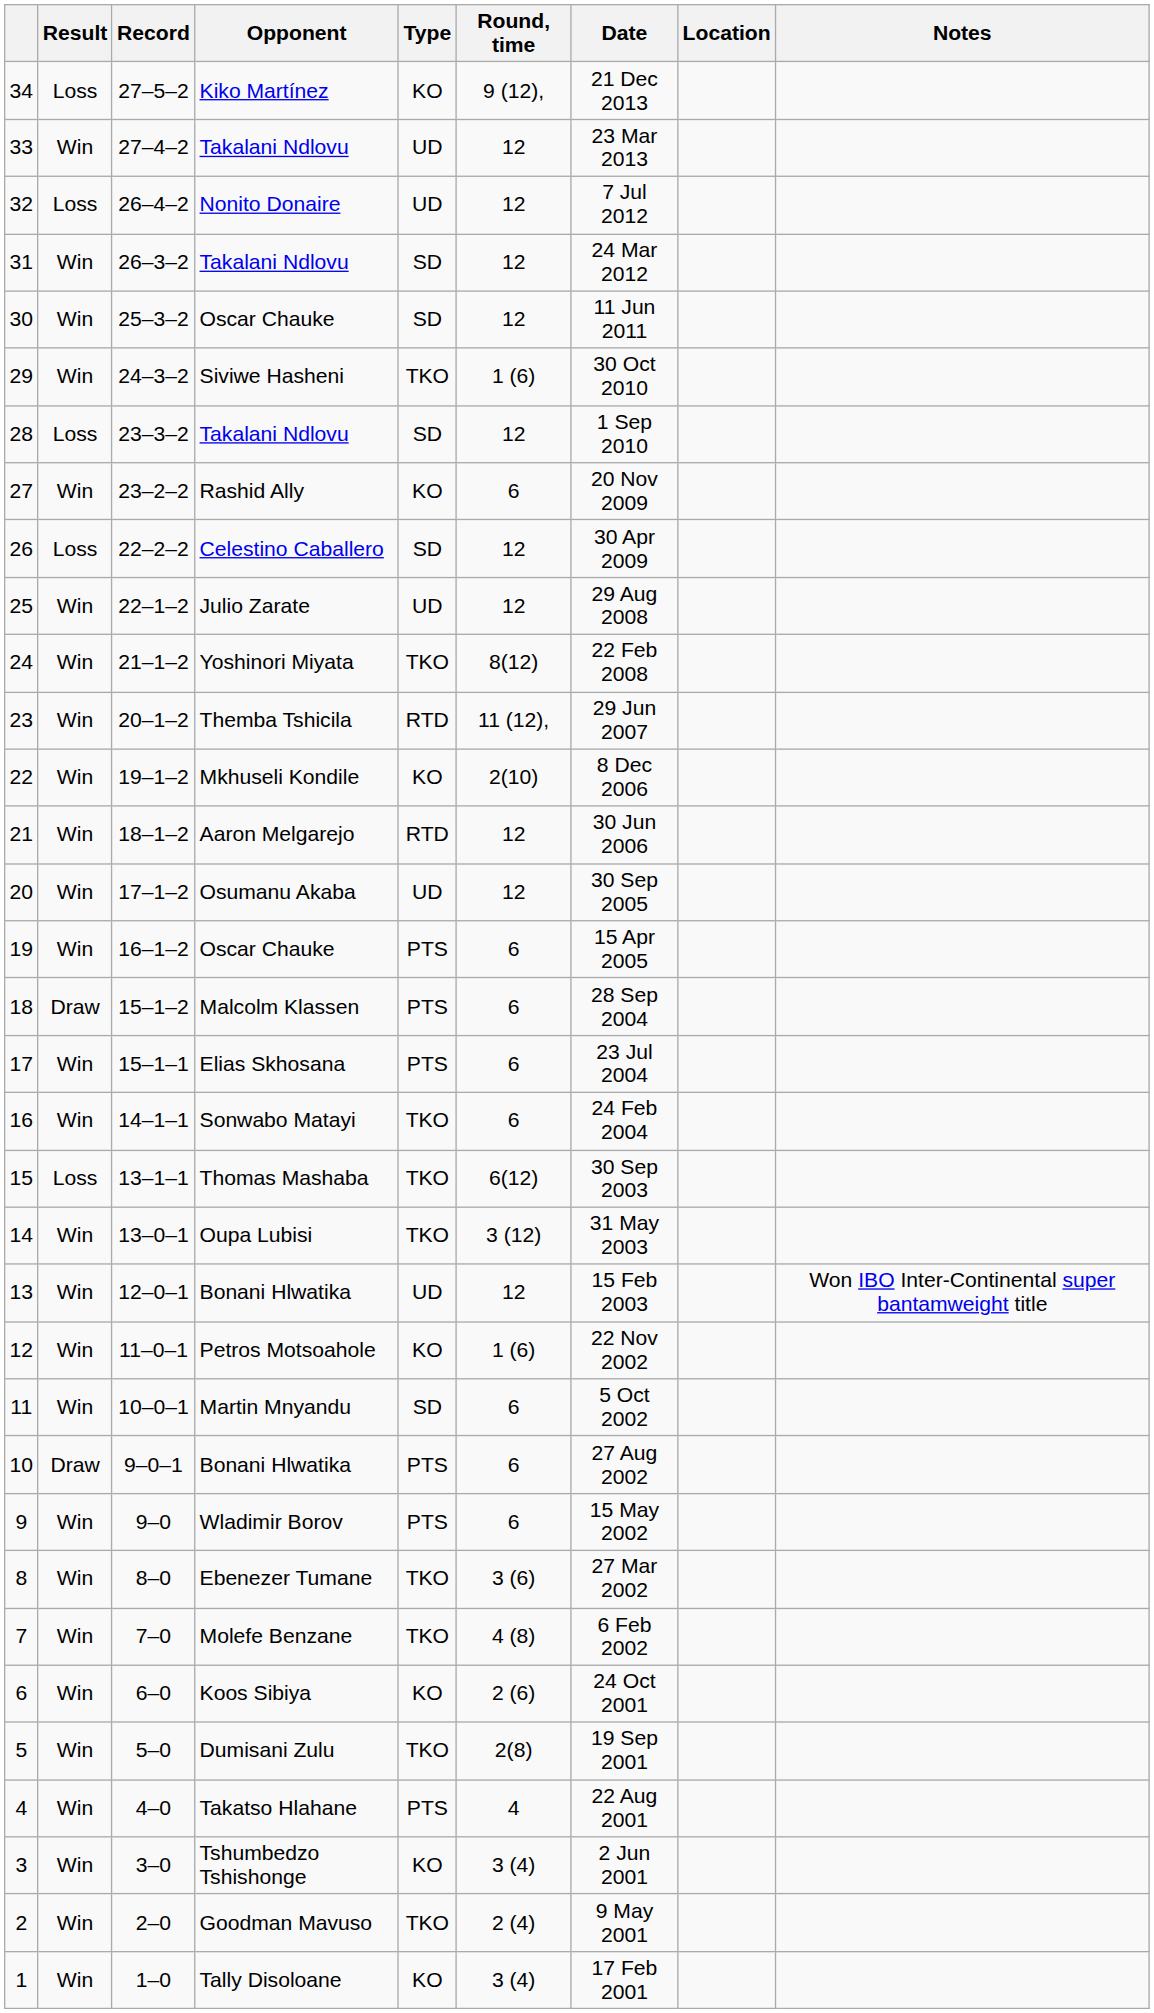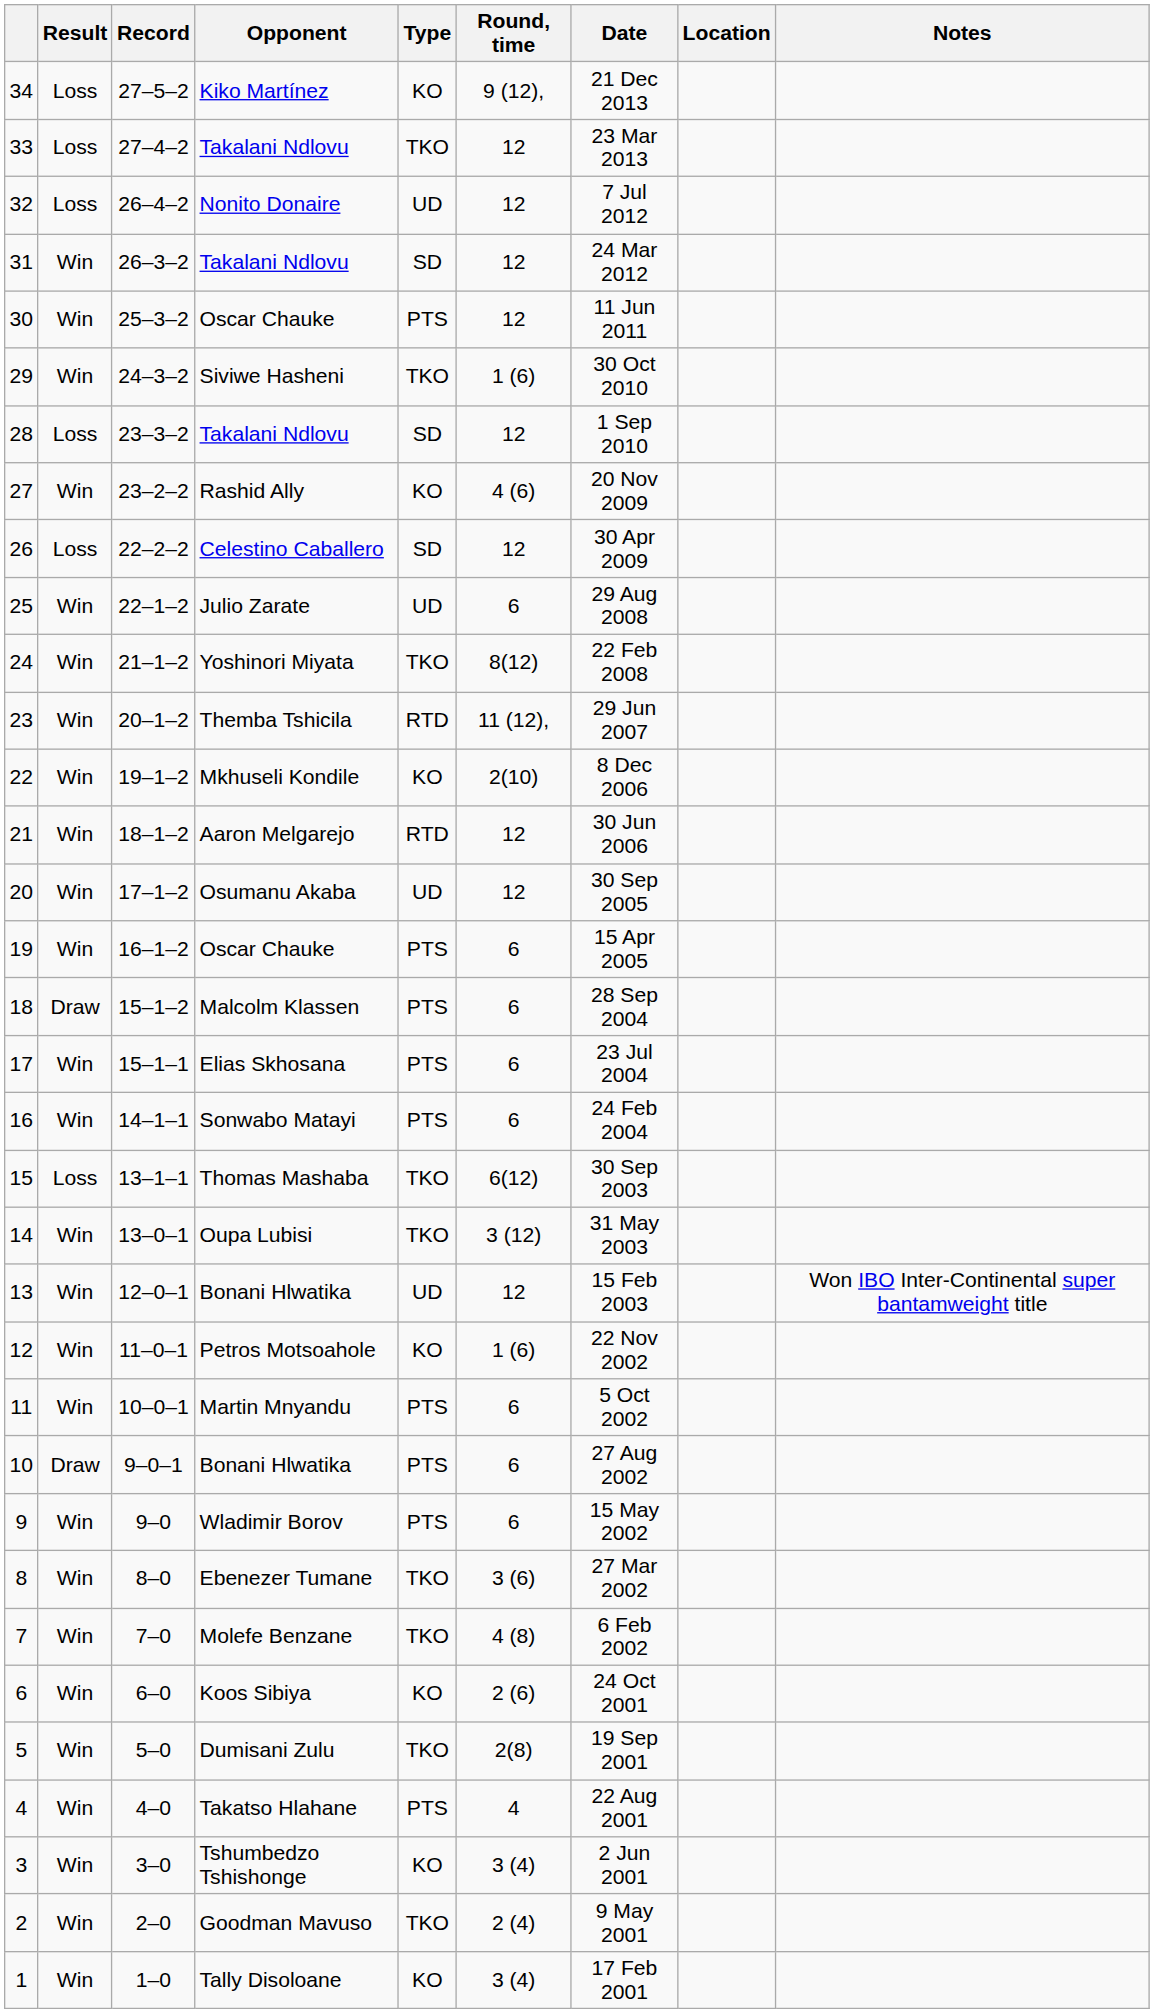(75, 147) Win -> (75, 147) Loss
(427, 147) UD -> (427, 147) TKO
(427, 319) SD -> (427, 319) PTS
(514, 491) 6 -> (514, 491) 4 (6)
(514, 605) 12 -> (514, 605) 6
(427, 1120) TKO -> (427, 1120) PTS
(427, 1407) SD -> (427, 1407) PTS
